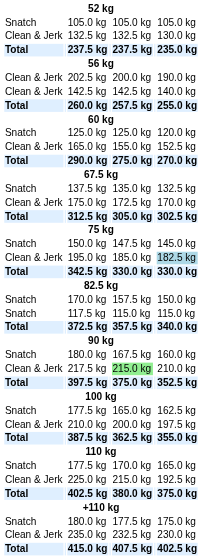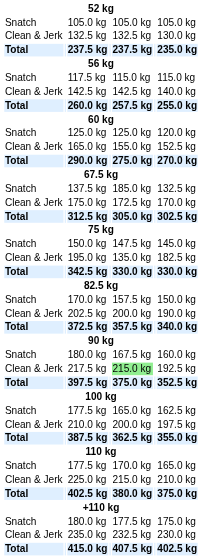rows swapped: (21, 313) <-> (34, 78)
(132, 188) 135.0 kg -> (132, 188) 185.0 kg
(132, 258) 185.0 kg -> (132, 258) 135.0 kg
(177, 258) lightblue background -> (177, 258) no background
(177, 369) 210.0 kg -> (177, 369) 192.5 kg
(177, 479) 192.5 kg -> (177, 479) 210.0 kg
